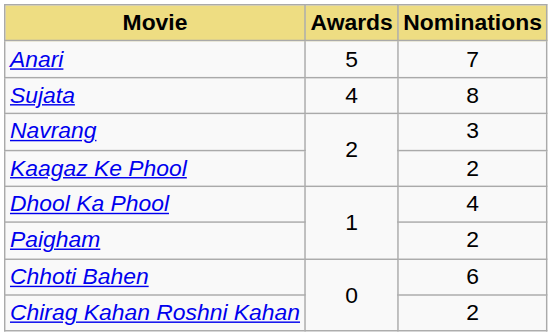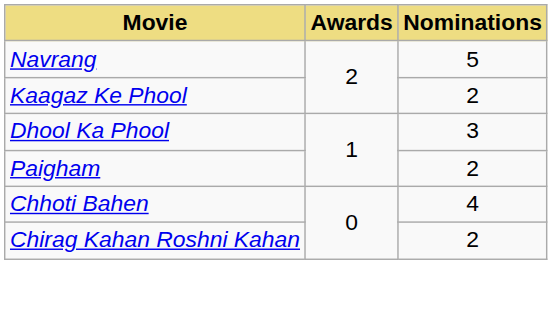- row: (37, 58)
- row: (42, 95)
(473, 131) 3 -> (473, 58) 5
(473, 204) 4 -> (473, 131) 3
(473, 276) 6 -> (473, 204) 4
